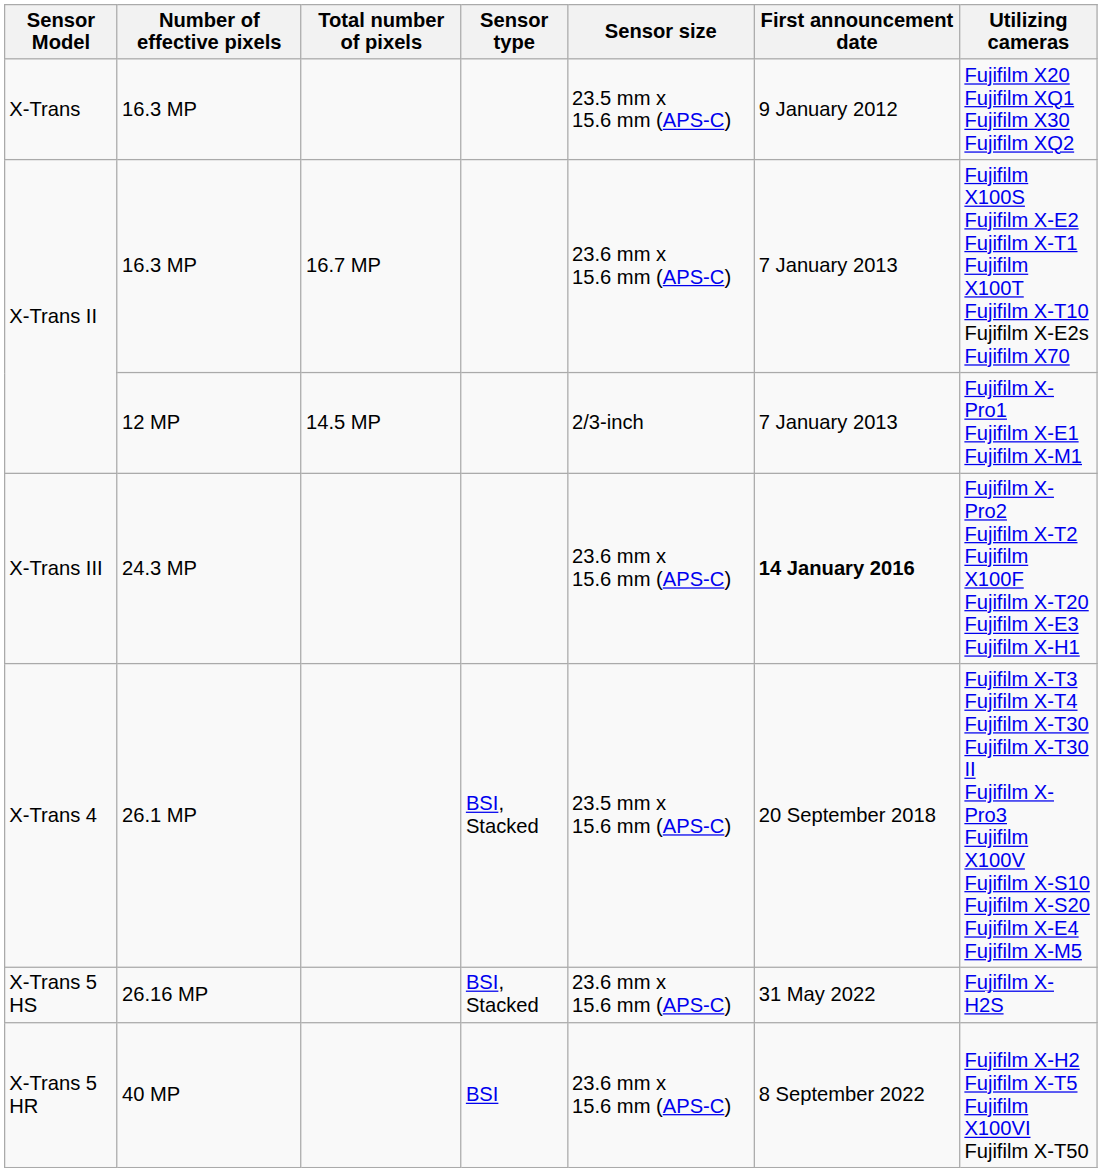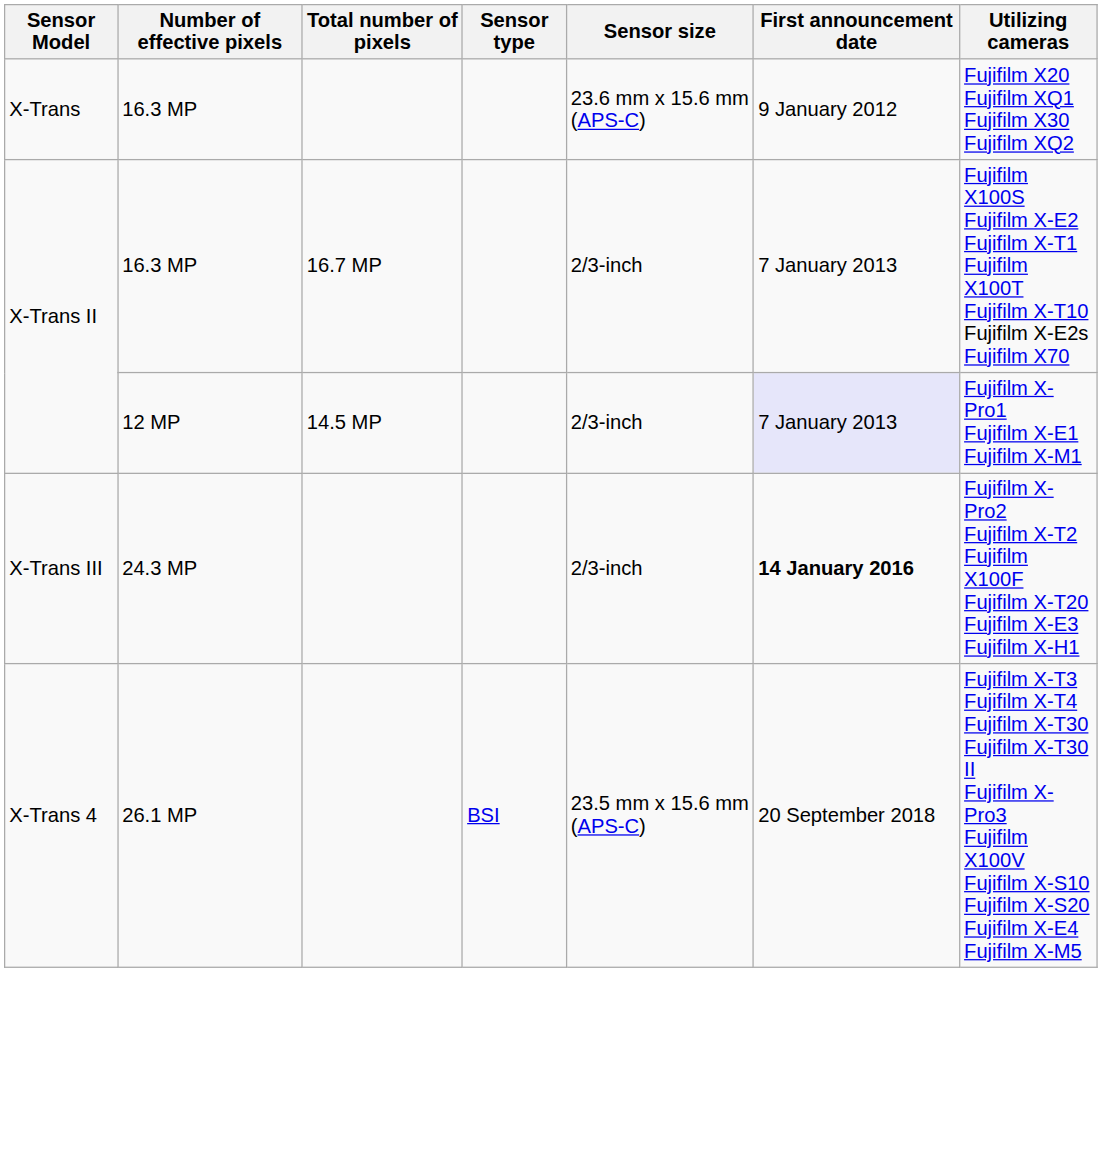(652, 109) 23.5 mm x 15.6 mm (APS-C) -> (660, 109) 23.6 mm x 15.6 mm (APS-C)
(652, 265) 23.6 mm x 15.6 mm (APS-C) -> (607, 265) 2/3-inch
(828, 422) no background -> (828, 422) lavender background
(652, 567) 23.6 mm x 15.6 mm (APS-C) -> (607, 567) 2/3-inch
(502, 815) BSI, Stacked -> (483, 815) BSI
- row: (53, 994)
- row: (53, 1094)
